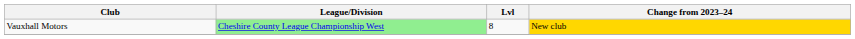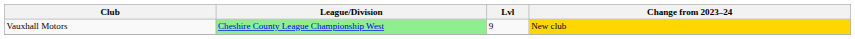(491, 26) 8 -> (491, 26) 9
